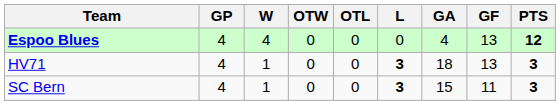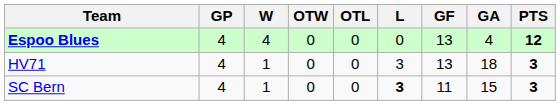columns swapped: (489, 16) <-> (444, 16)
(400, 64) bold -> (400, 64) normal
